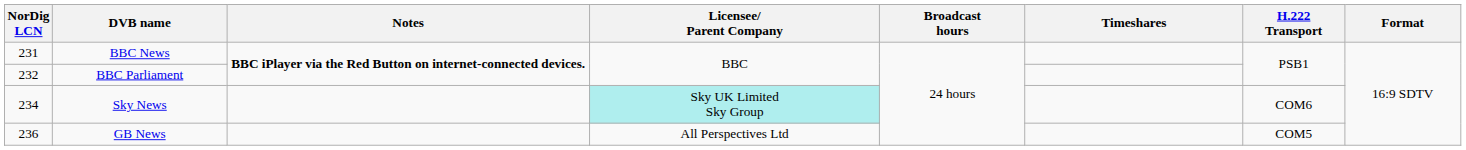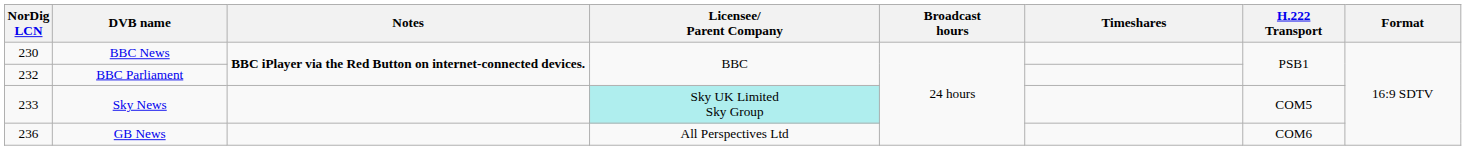(29, 53) 231 -> (29, 53) 230
(29, 104) 234 -> (29, 104) 233
(1294, 104) COM6 -> (1294, 104) COM5
(1294, 134) COM5 -> (1294, 134) COM6
